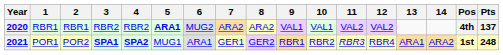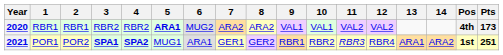(488, 27) 137 -> (488, 27) 173
(488, 42) 248 -> (488, 42) 251
